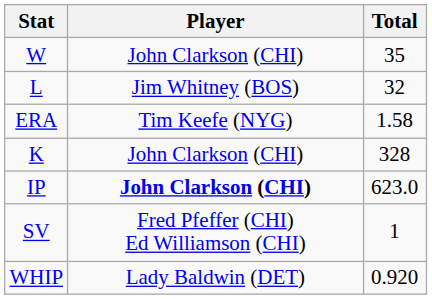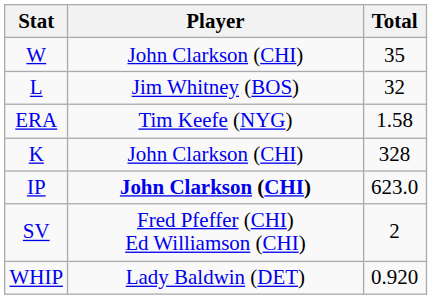(395, 232) 1 -> (395, 232) 2
